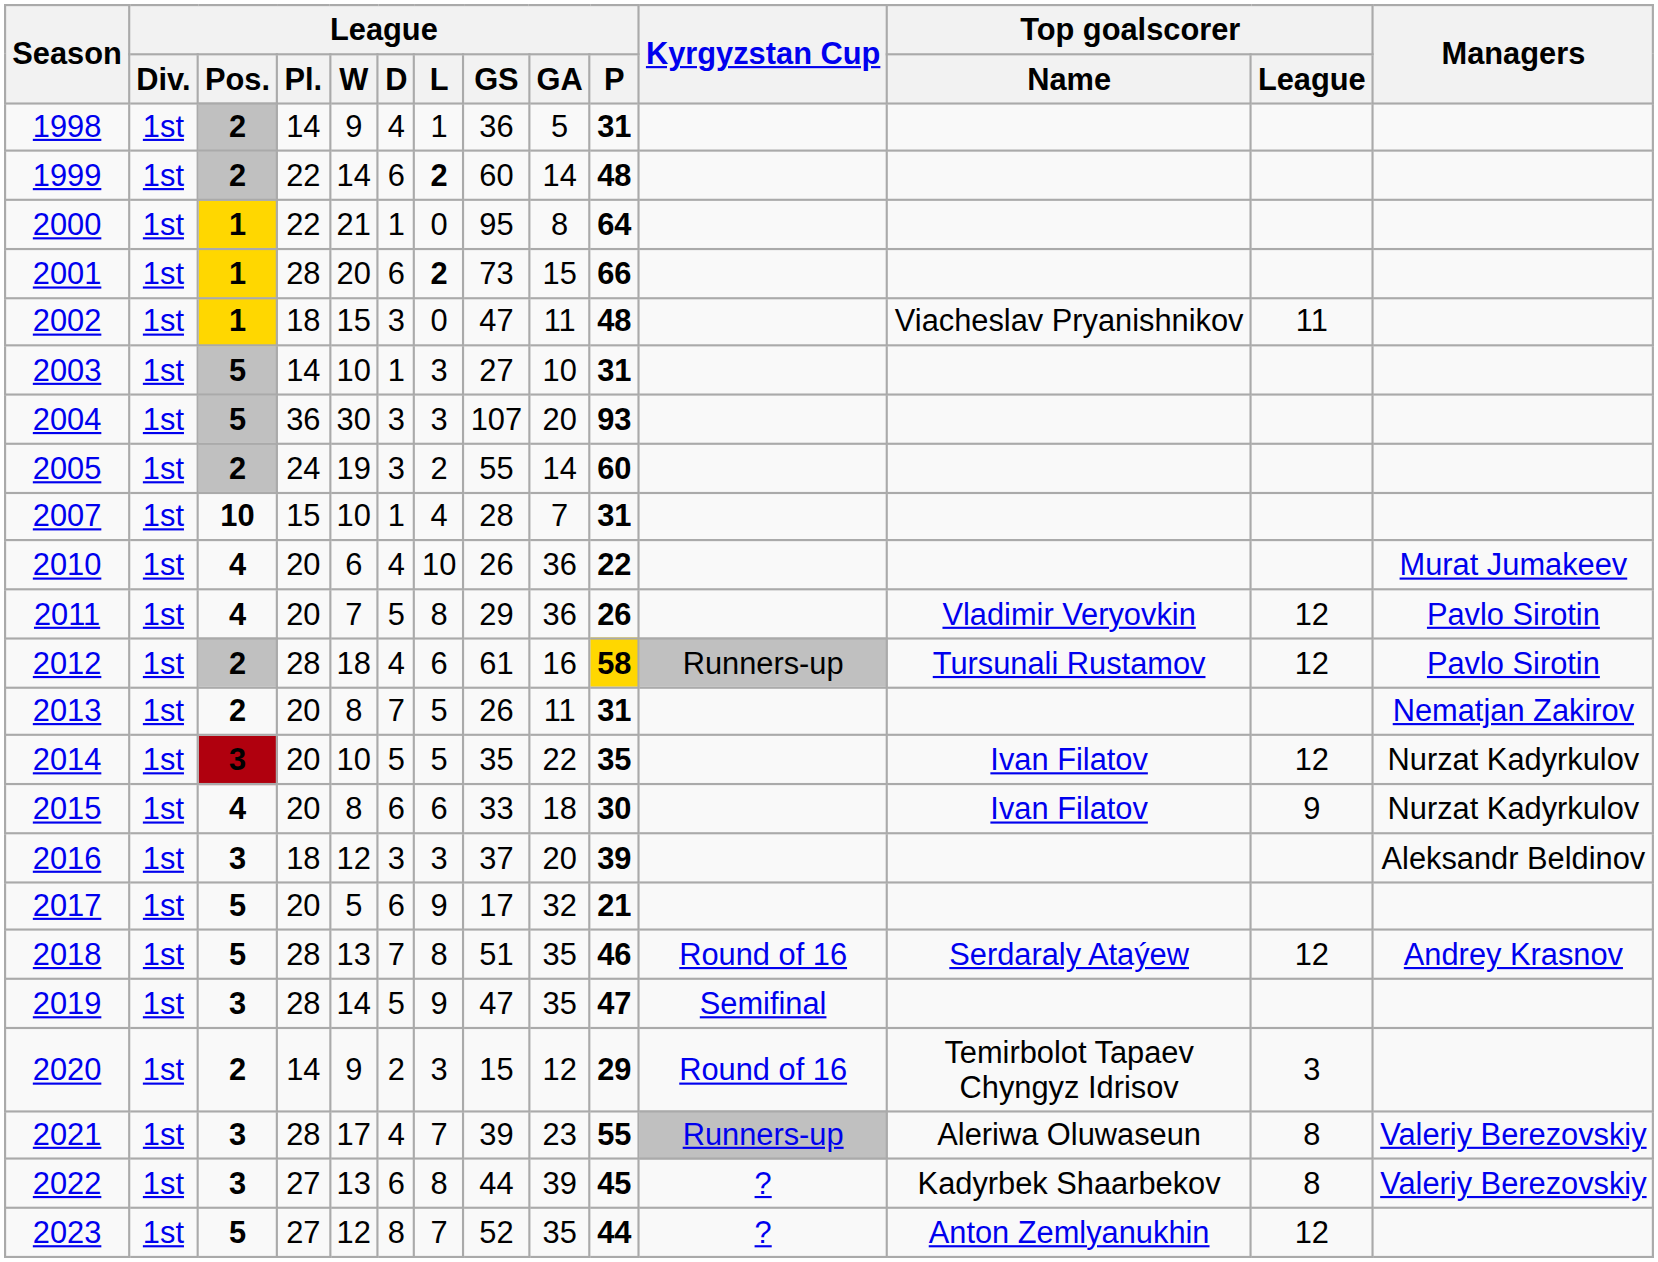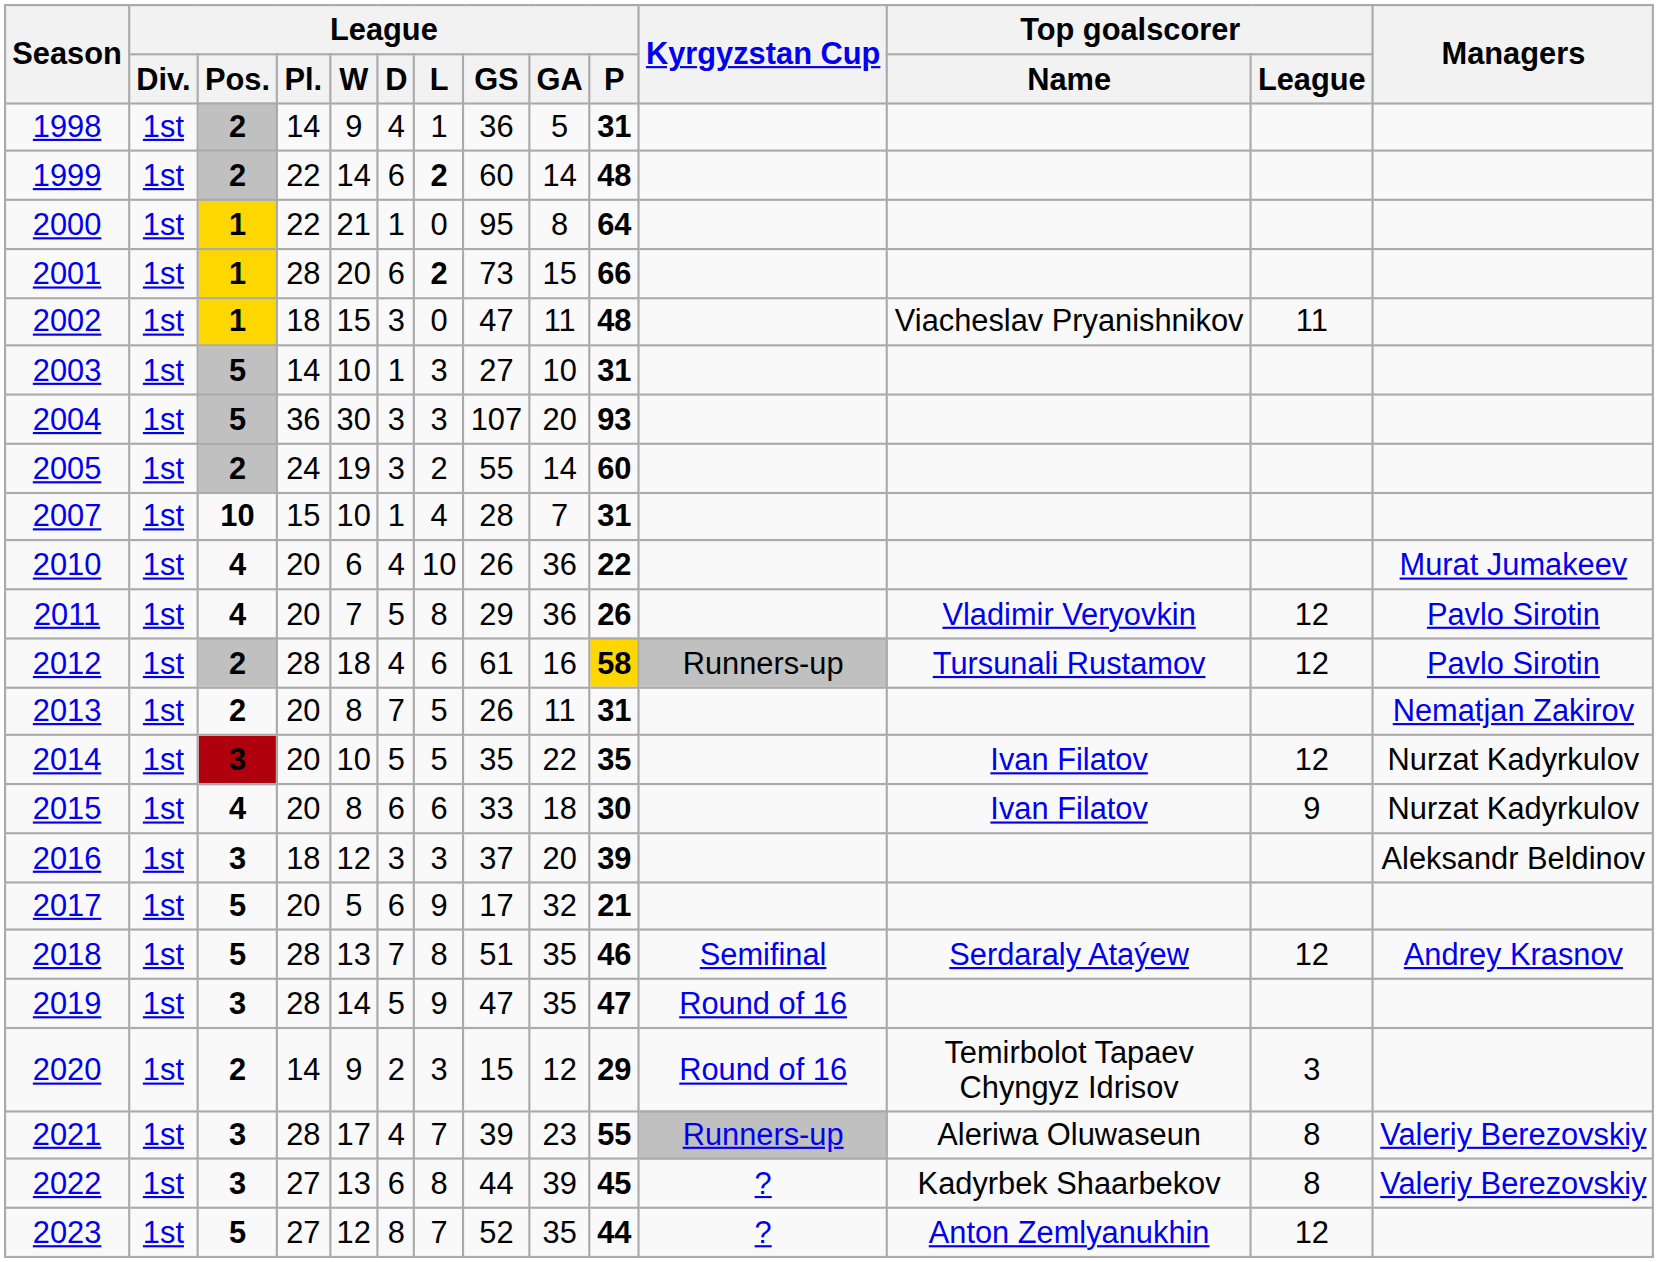(763, 955) Round of 16 -> (763, 955) Semifinal
(763, 1004) Semifinal -> (763, 1004) Round of 16
